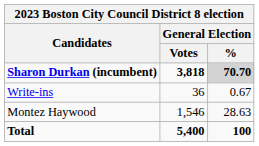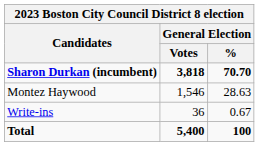(237, 72) lightgrey background -> (237, 72) no background
rows swapped: (52, 111) <-> (30, 92)
